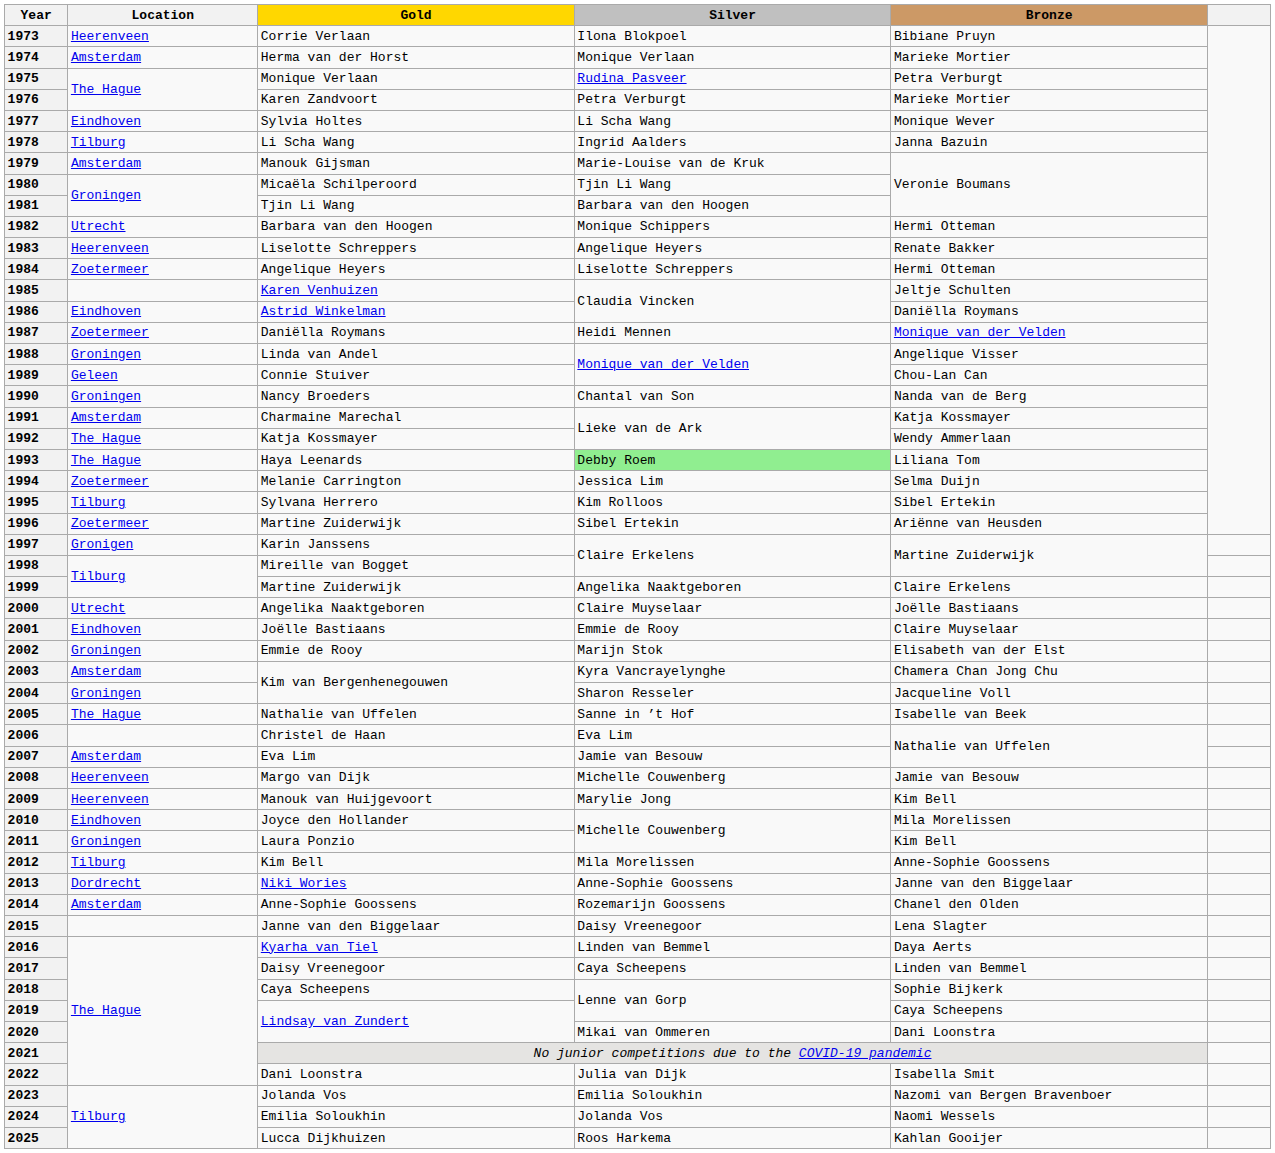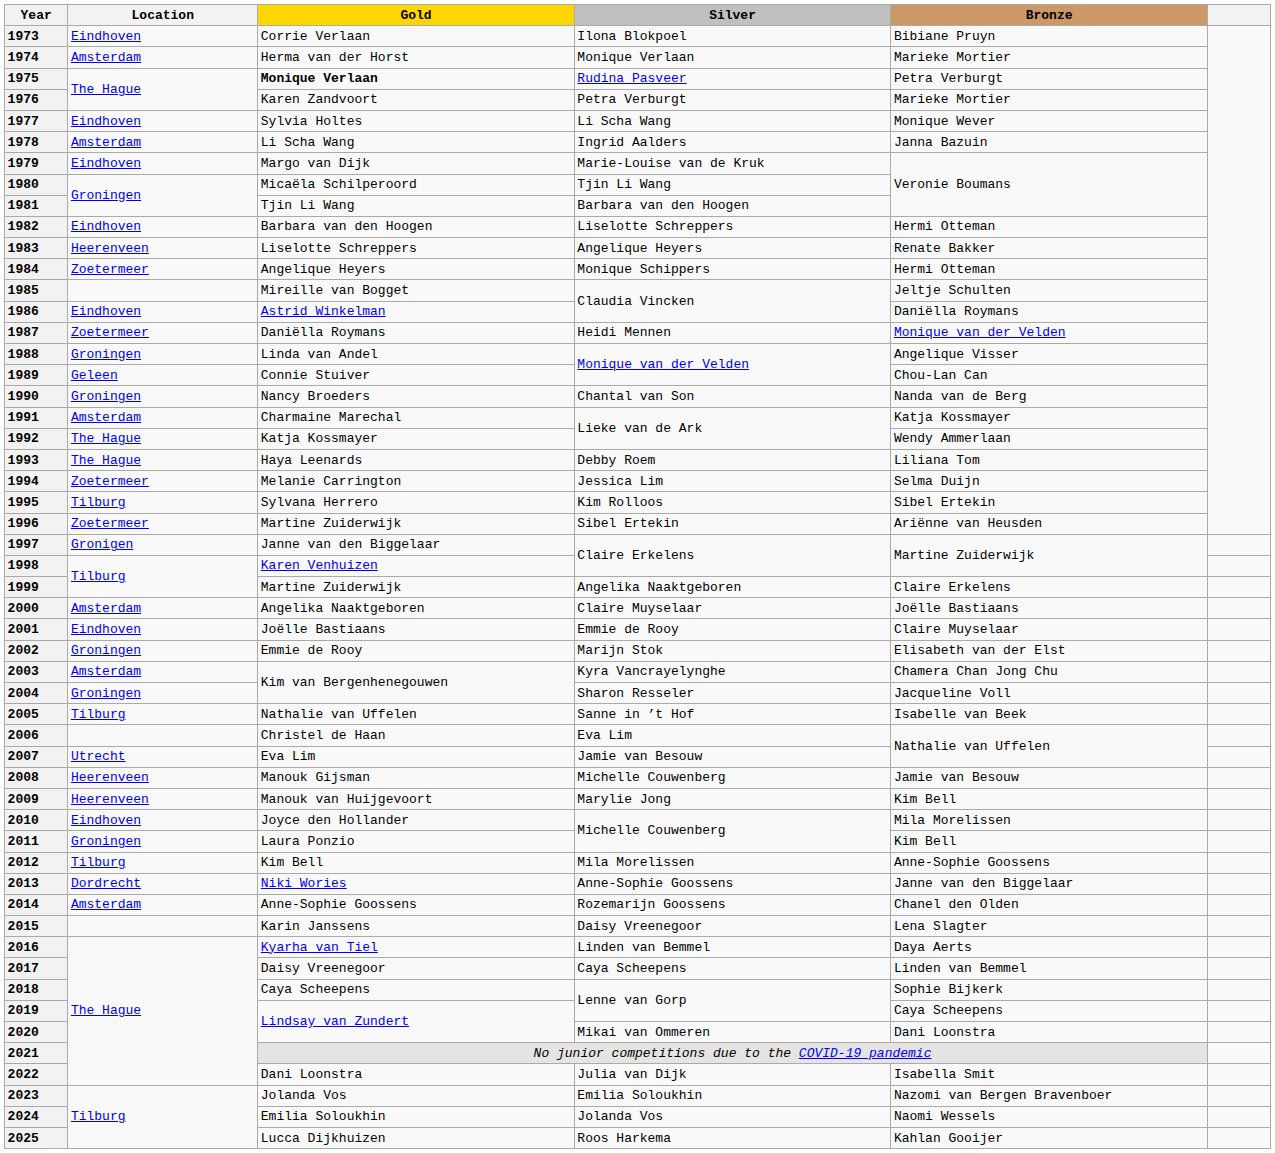(110, 36) Heerenveen -> (106, 36) Eindhoven
(319, 79) normal -> (319, 79) bold
(98, 142) Tilburg -> (106, 142) Amsterdam
(106, 163) Amsterdam -> (106, 163) Eindhoven
(315, 163) Manouk Gijsman -> (315, 163) Margo van Dijk
(98, 227) Utrecht -> (106, 227) Eindhoven
(644, 227) Monique Schippers -> (655, 227) Liselotte Schreppers
(655, 269) Liselotte Schreppers -> (644, 269) Monique Schippers
(319, 291) Karen Venhuizen -> (335, 291) Mireille van Bogget
(616, 460) lightgreen background -> (616, 460) no background
(315, 545) Karin Janssens -> (351, 545) Janne van den Biggelaar
(335, 566) Mireille van Bogget -> (319, 566) Karen Venhuizen
(98, 608) Utrecht -> (106, 608) Amsterdam
(106, 714) The Hague -> (98, 714) Tilburg
(106, 757) Amsterdam -> (98, 757) Utrecht
(315, 778) Margo van Dijk -> (315, 778) Manouk Gijsman
(351, 926) Janne van den Biggelaar -> (315, 926) Karin Janssens
